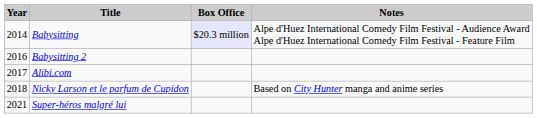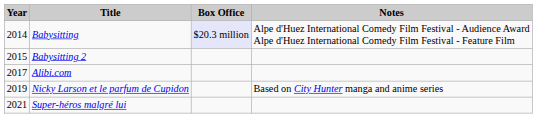(17, 56) 2016 -> (17, 56) 2015
(17, 89) 2018 -> (17, 89) 2019
